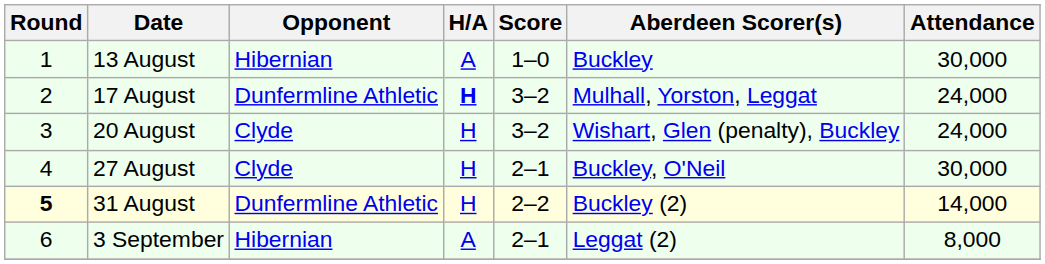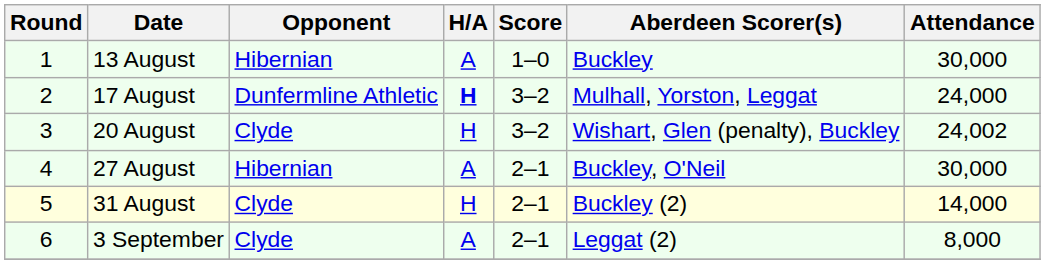(972, 131) 24,000 -> (972, 131) 24,002
(264, 167) Clyde -> (283, 167) Hibernian
(468, 167) H -> (468, 167) A
(46, 204) bold -> (46, 204) normal
(336, 204) Dunfermline Athletic -> (264, 204) Clyde
(530, 204) 2–2 -> (530, 204) 2–1
(283, 240) Hibernian -> (264, 240) Clyde
